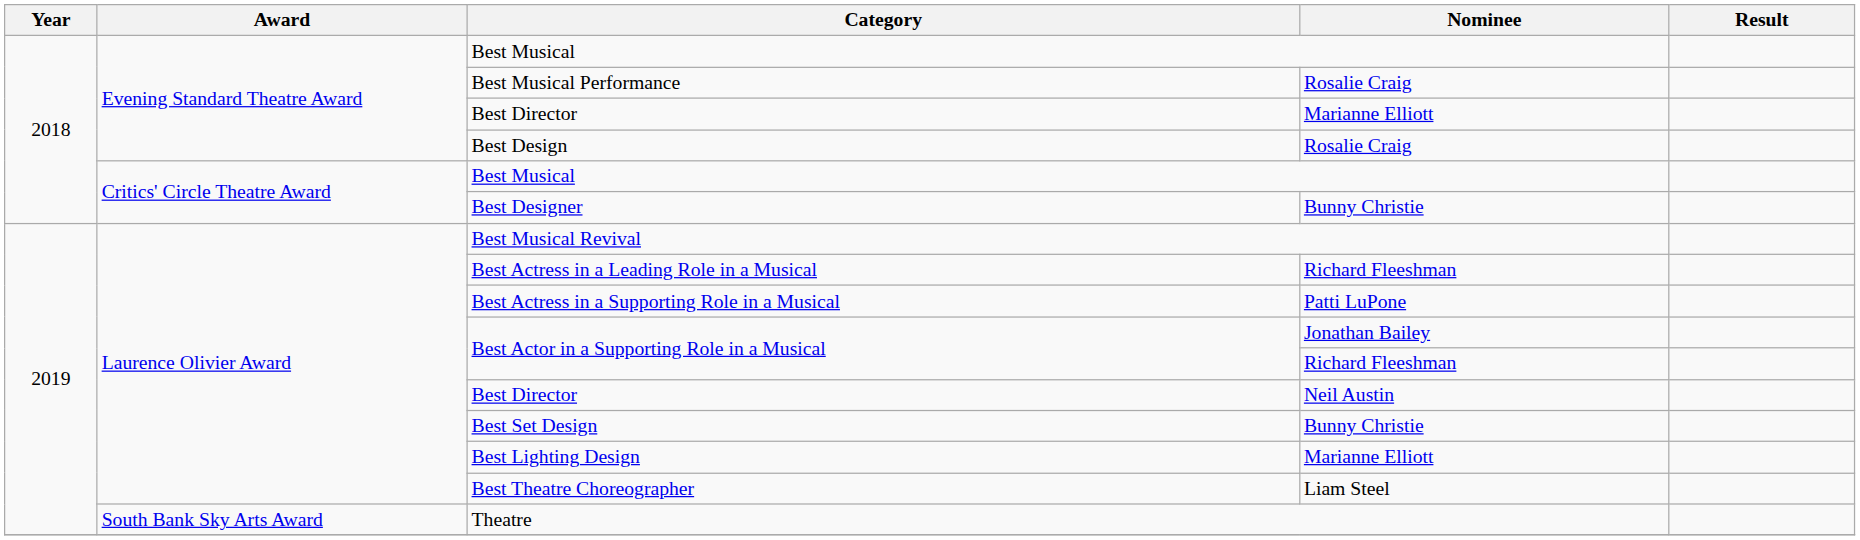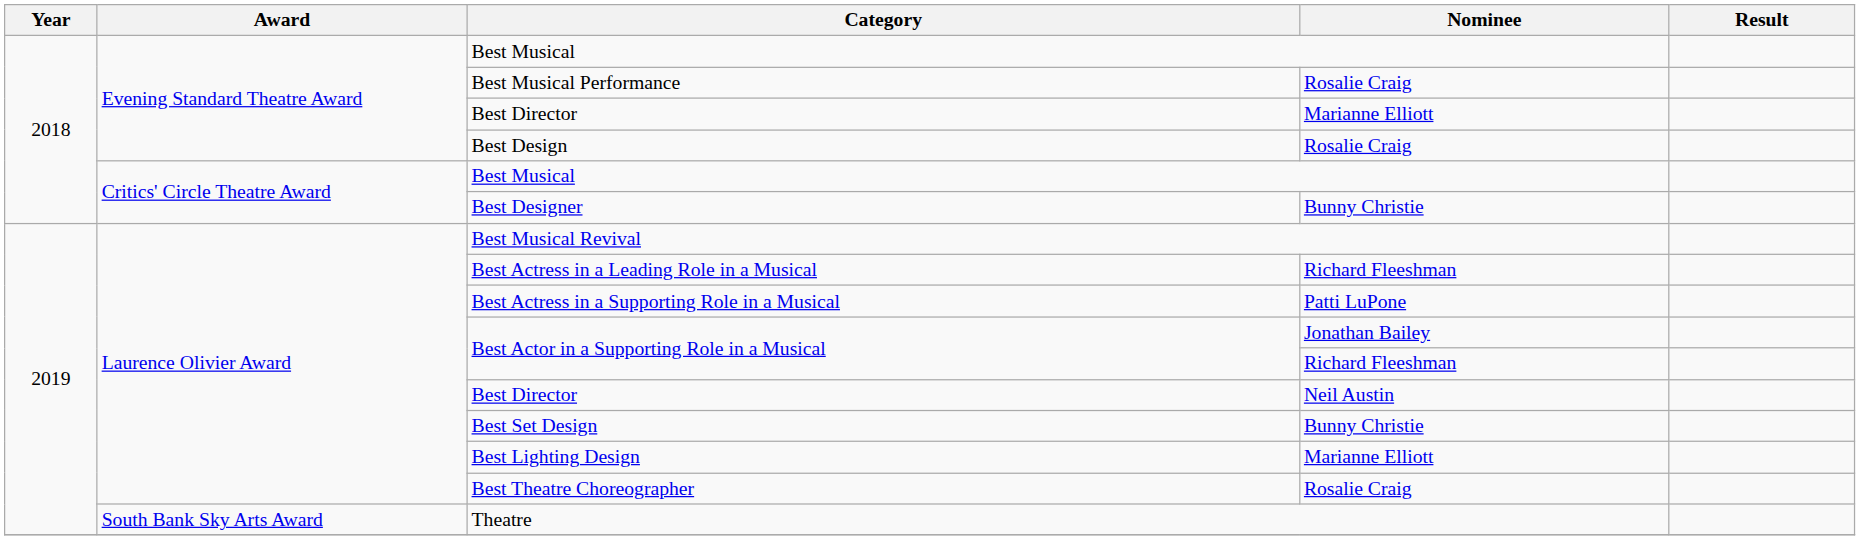(1347, 488) Liam Steel -> (1358, 488) Rosalie Craig
